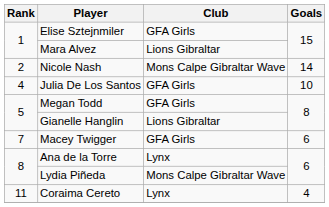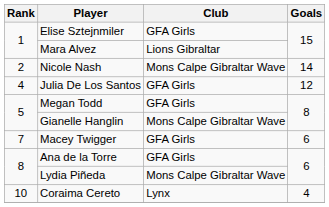(306, 85) 10 -> (306, 85) 12
(183, 121) Lions Gibraltar -> (216, 121) Mons Calpe Gibraltar Wave
(158, 157) Lynx -> (171, 157) GFA Girls
(21, 193) 11 -> (21, 193) 10
